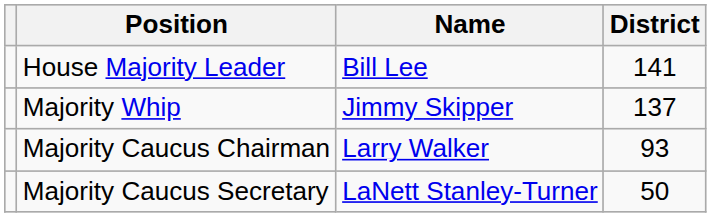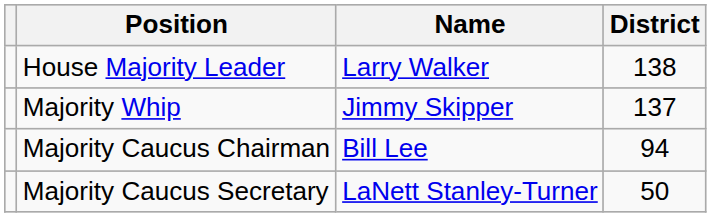(385, 66) Bill Lee -> (416, 66) Larry Walker
(655, 66) 141 -> (655, 66) 138
(416, 149) Larry Walker -> (385, 149) Bill Lee
(655, 149) 93 -> (655, 149) 94
